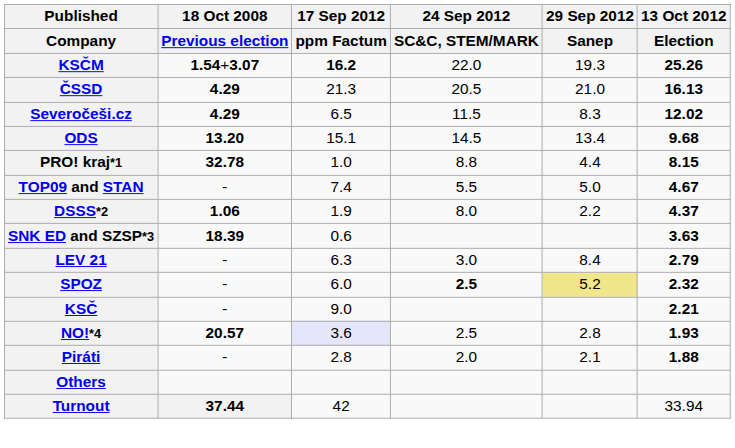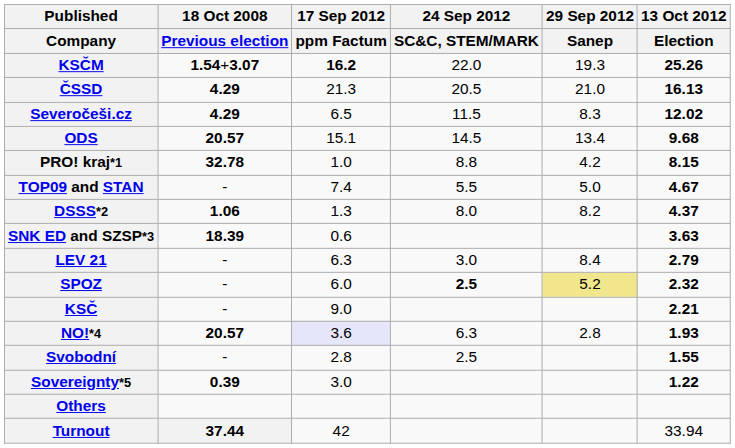(225, 138) 13.20 -> (225, 138) 20.57
(590, 162) 4.4 -> (590, 162) 4.2
(341, 211) 1.9 -> (341, 211) 1.3
(590, 211) 2.2 -> (590, 211) 8.2
(466, 333) 2.5 -> (466, 333) 6.3
- row: (81, 357)
+ row: (81, 357)
+ row: (81, 382)
